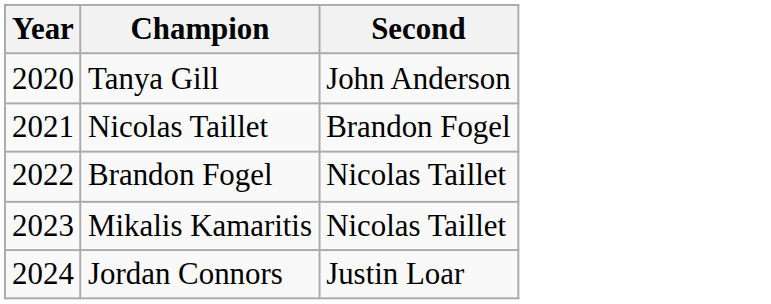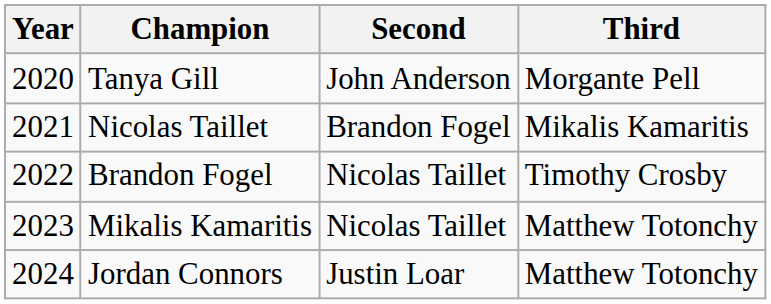+ column: (641, 28)
